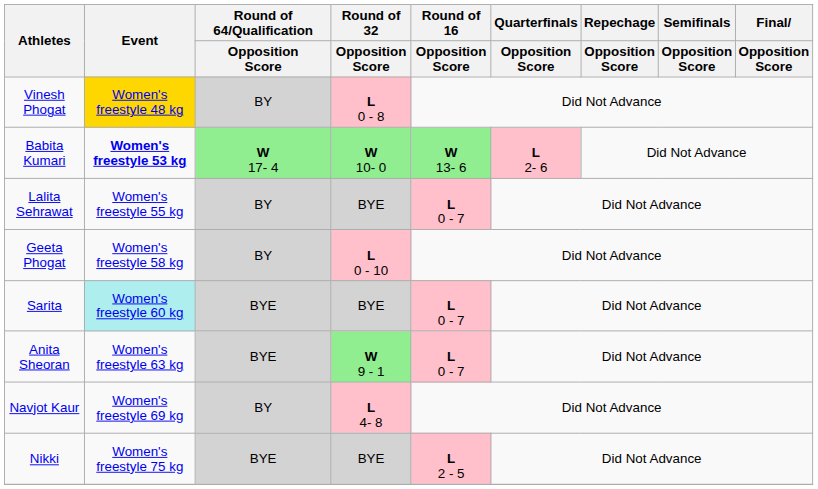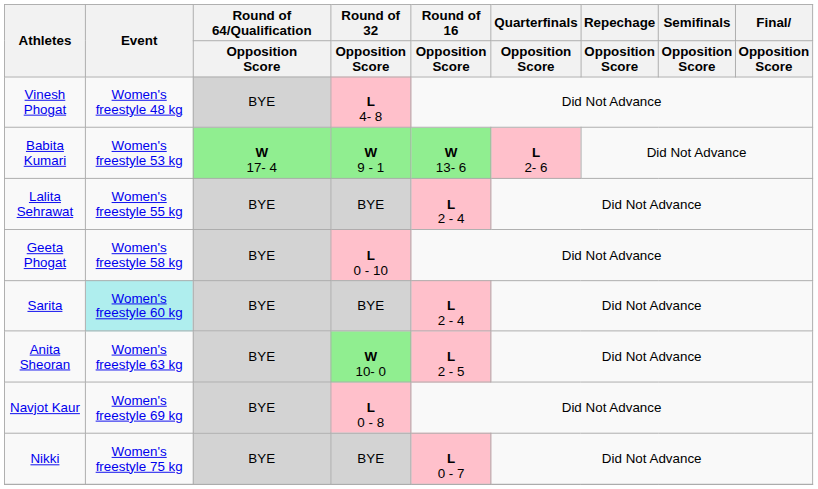(140, 102) gold background -> (139, 102) no background
(263, 102) BY -> (262, 102) BYE
(371, 110) L 0 - 8 -> (371, 110) L 4- 8
(140, 153) bold -> (139, 153) normal
(371, 161) W 10- 0 -> (371, 161) W 9 - 1
(263, 204) BY -> (262, 204) BYE
(451, 212) L 0 - 7 -> (451, 212) L 2 - 4
(263, 255) BY -> (262, 255) BYE
(451, 313) L 0 - 7 -> (451, 313) L 2 - 4
(371, 364) W 9 - 1 -> (371, 364) W 10- 0
(451, 364) L 0 - 7 -> (451, 364) L 2 - 5
(263, 408) BY -> (262, 408) BYE
(371, 415) L 4- 8 -> (371, 415) L 0 - 8
(451, 466) L 2 - 5 -> (451, 466) L 0 - 7
